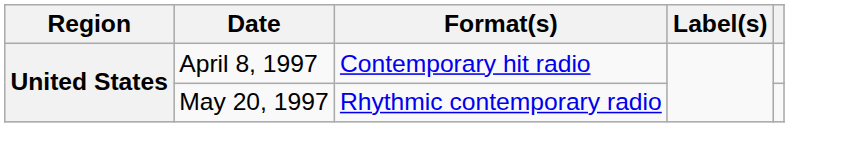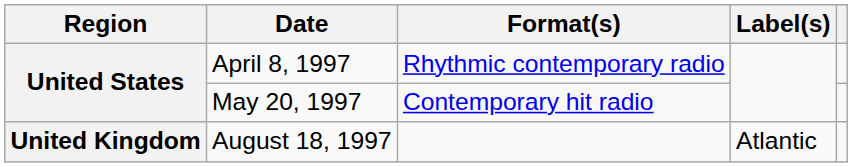(465, 63) Contemporary hit radio -> (564, 63) Rhythmic contemporary radio
(501, 102) Rhythmic contemporary radio -> (528, 102) Contemporary hit radio
+ row: (302, 141)
